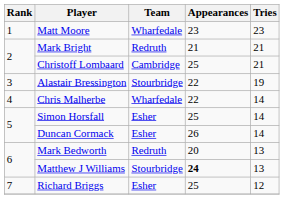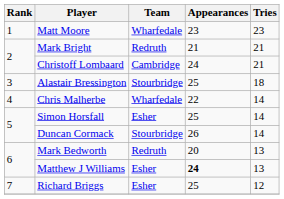(193, 64) 25 -> (193, 64) 24
(193, 82) 22 -> (193, 82) 25
(259, 82) 19 -> (259, 82) 18
(144, 133) Esher -> (157, 133) Stourbridge
(157, 168) Stourbridge -> (144, 168) Esher
